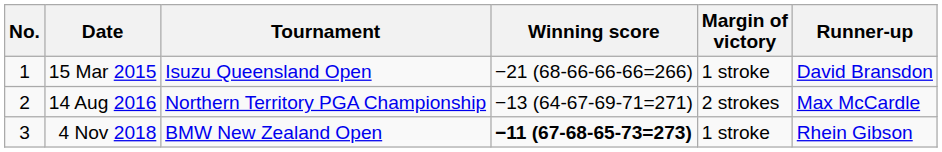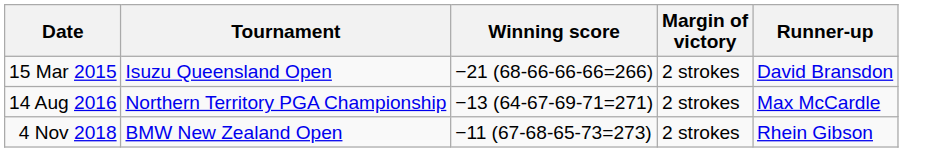- column: (24, 31)
(736, 72) 1 stroke -> (701, 72) 2 strokes
(593, 132) bold -> (553, 132) normal
(736, 132) 1 stroke -> (701, 132) 2 strokes
